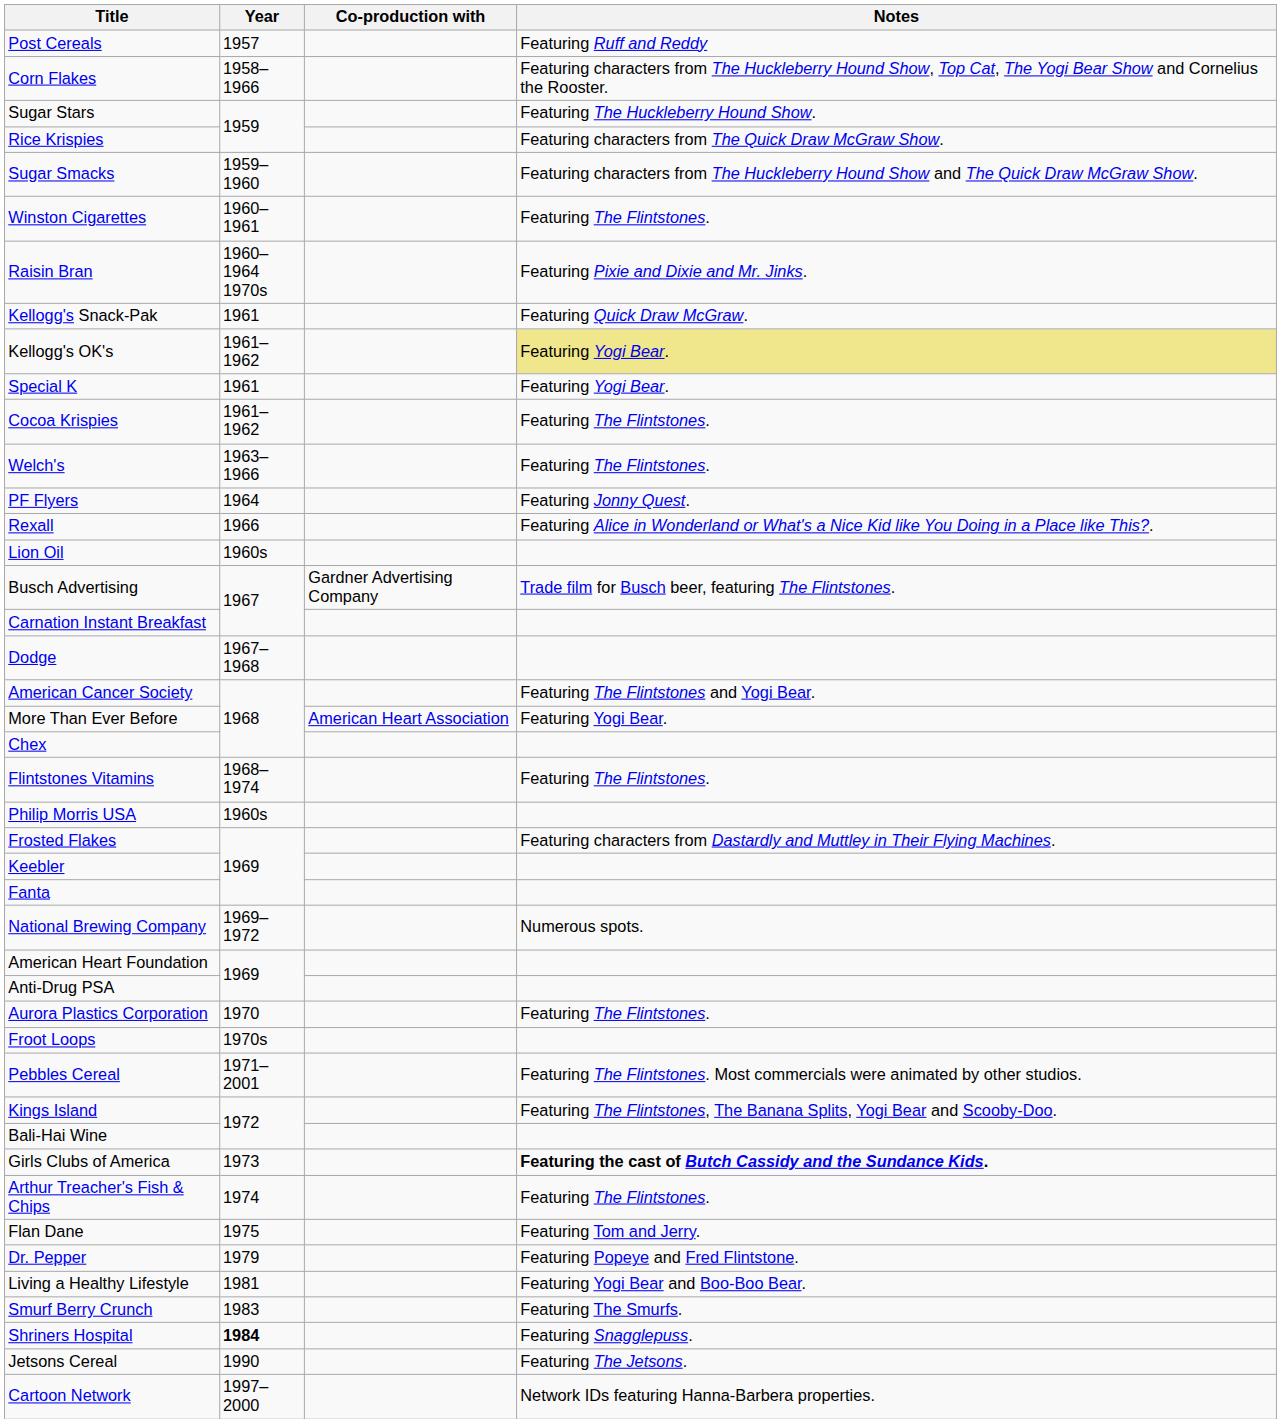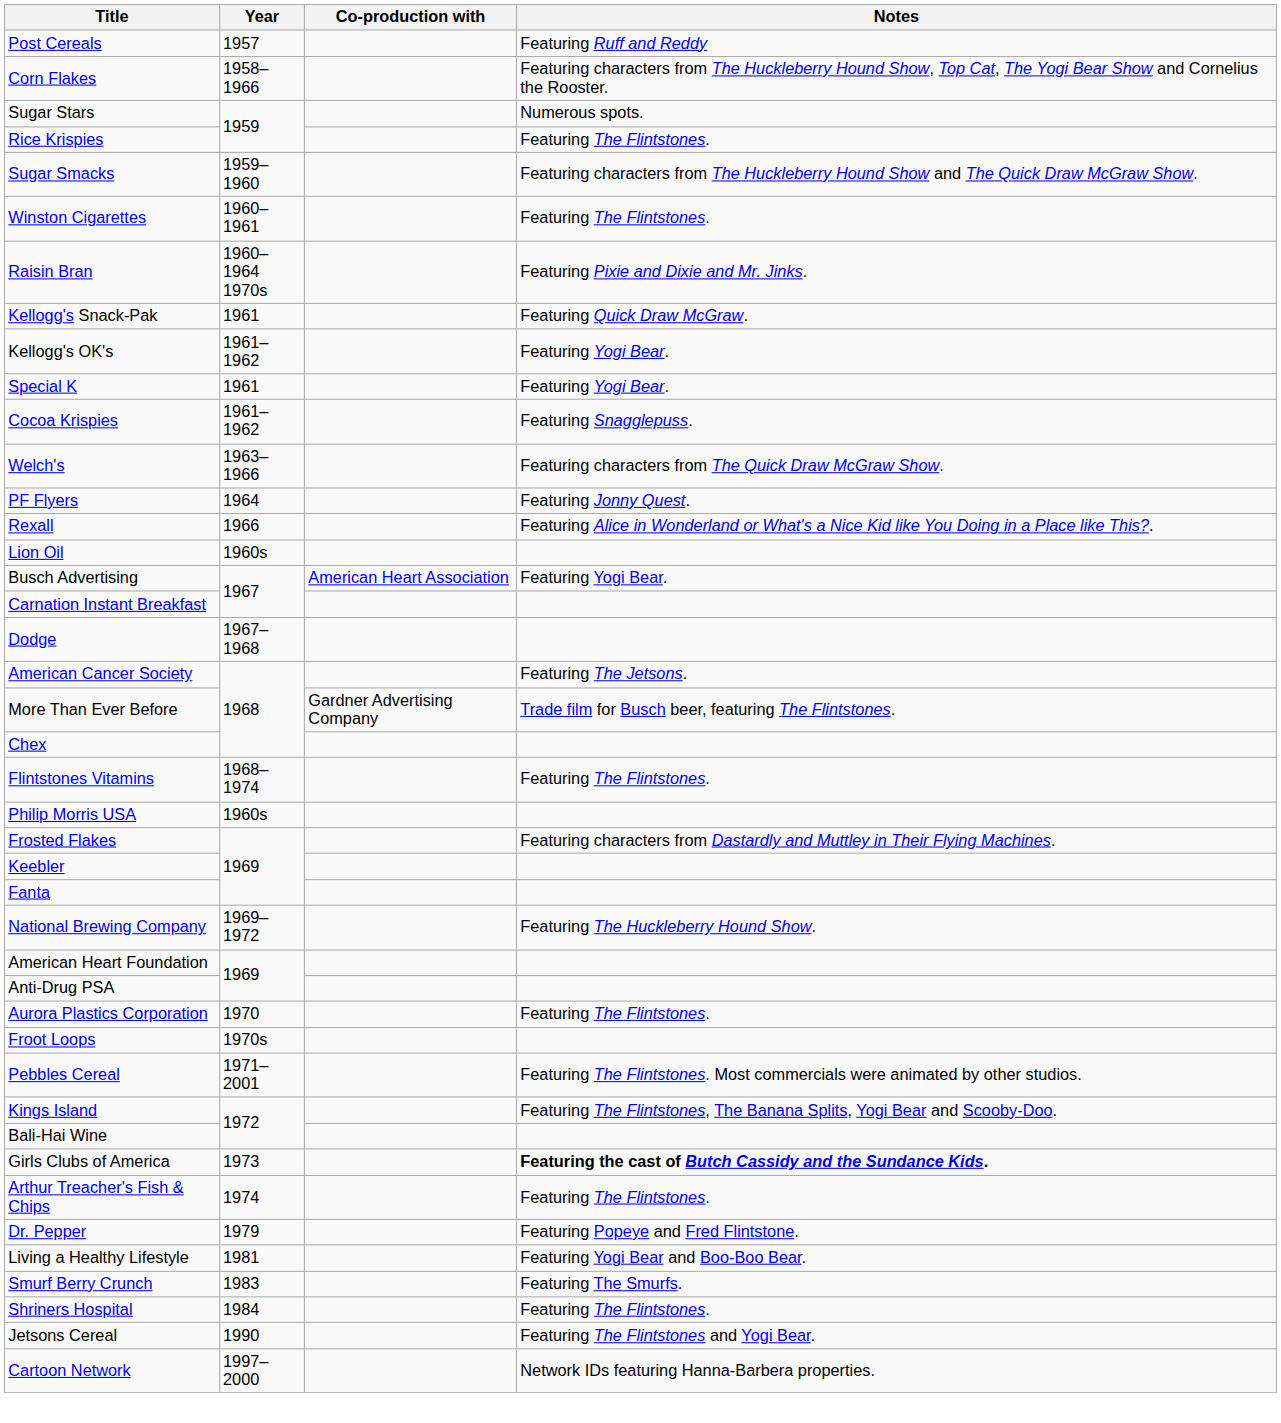(668, 113) Featuring The Huckleberry Hound Show. -> (582, 113) Numerous spots.
(732, 139) Featuring characters from The Quick Draw McGraw Show. -> (615, 139) Featuring The Flintstones.
(595, 351) khaki background -> (595, 351) no background
(615, 421) Featuring The Flintstones. -> (606, 421) Featuring Snagglepuss.
(615, 465) Featuring The Flintstones. -> (732, 465) Featuring characters from The Quick Draw McGraw Show.
(380, 587) Gardner Advertising Company -> (409, 578) American Heart Association
(708, 587) Trade film for Busch beer, featuring The Flintstones. -> (594, 578) Featuring Yogi Bear.
(668, 692) Featuring The Flintstones and Yogi Bear. -> (604, 674) Featuring The Jetsons.
(409, 718) American Heart Association -> (380, 709) Gardner Advertising Company
(594, 718) Featuring Yogi Bear. -> (708, 709) Trade film for Busch beer, featuring The Flintstones.
(582, 927) Numerous spots. -> (668, 927) Featuring The Huckleberry Hound Show.
- row: (46, 1232)
(241, 1335) bold -> (241, 1309) normal
(606, 1335) Featuring Snagglepuss. -> (615, 1309) Featuring The Flintstones.
(604, 1361) Featuring The Jetsons. -> (668, 1335) Featuring The Flintstones and Yogi Bear.
